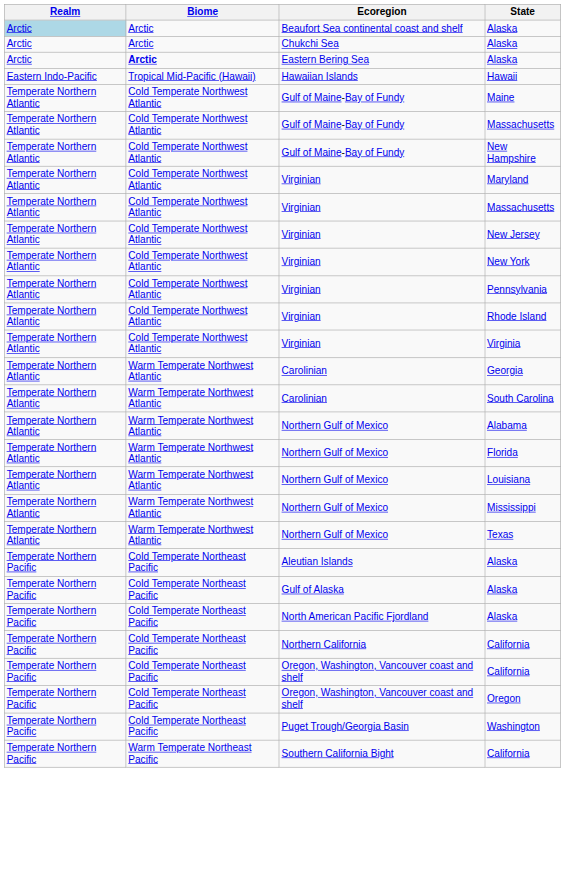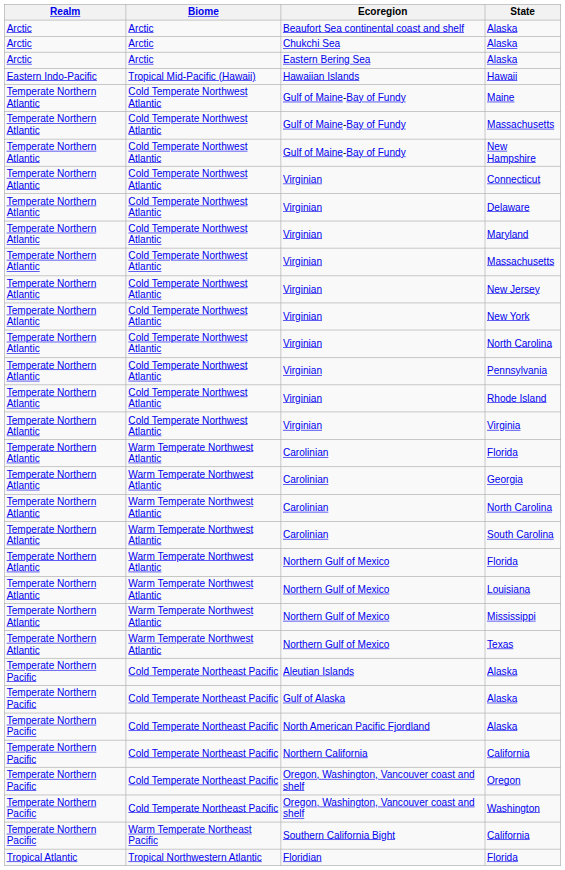(19, 28) lightblue background -> (19, 28) no background
(143, 60) bold -> (141, 60) normal
+ row: (303, 180)
+ row: (303, 207)
+ row: (303, 344)
+ row: (306, 453)
+ row: (306, 507)
- row: (335, 426)
- row: (377, 671)
+ row: (379, 808)
- row: (345, 726)
+ row: (302, 857)
